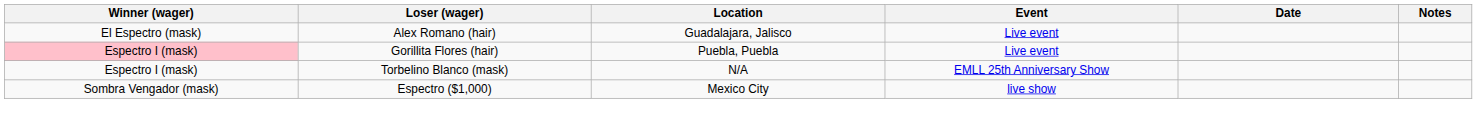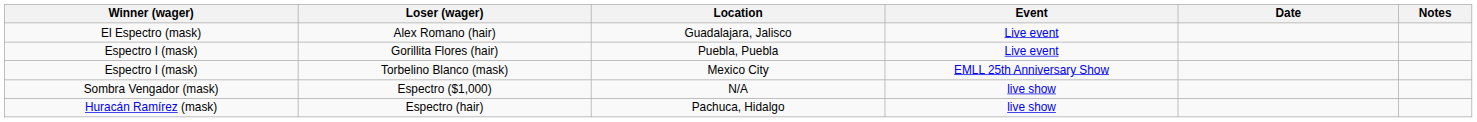(151, 51) pink background -> (151, 51) no background
(738, 70) N/A -> (738, 70) Mexico City
(738, 88) Mexico City -> (738, 88) N/A
+ row: (445, 107)
